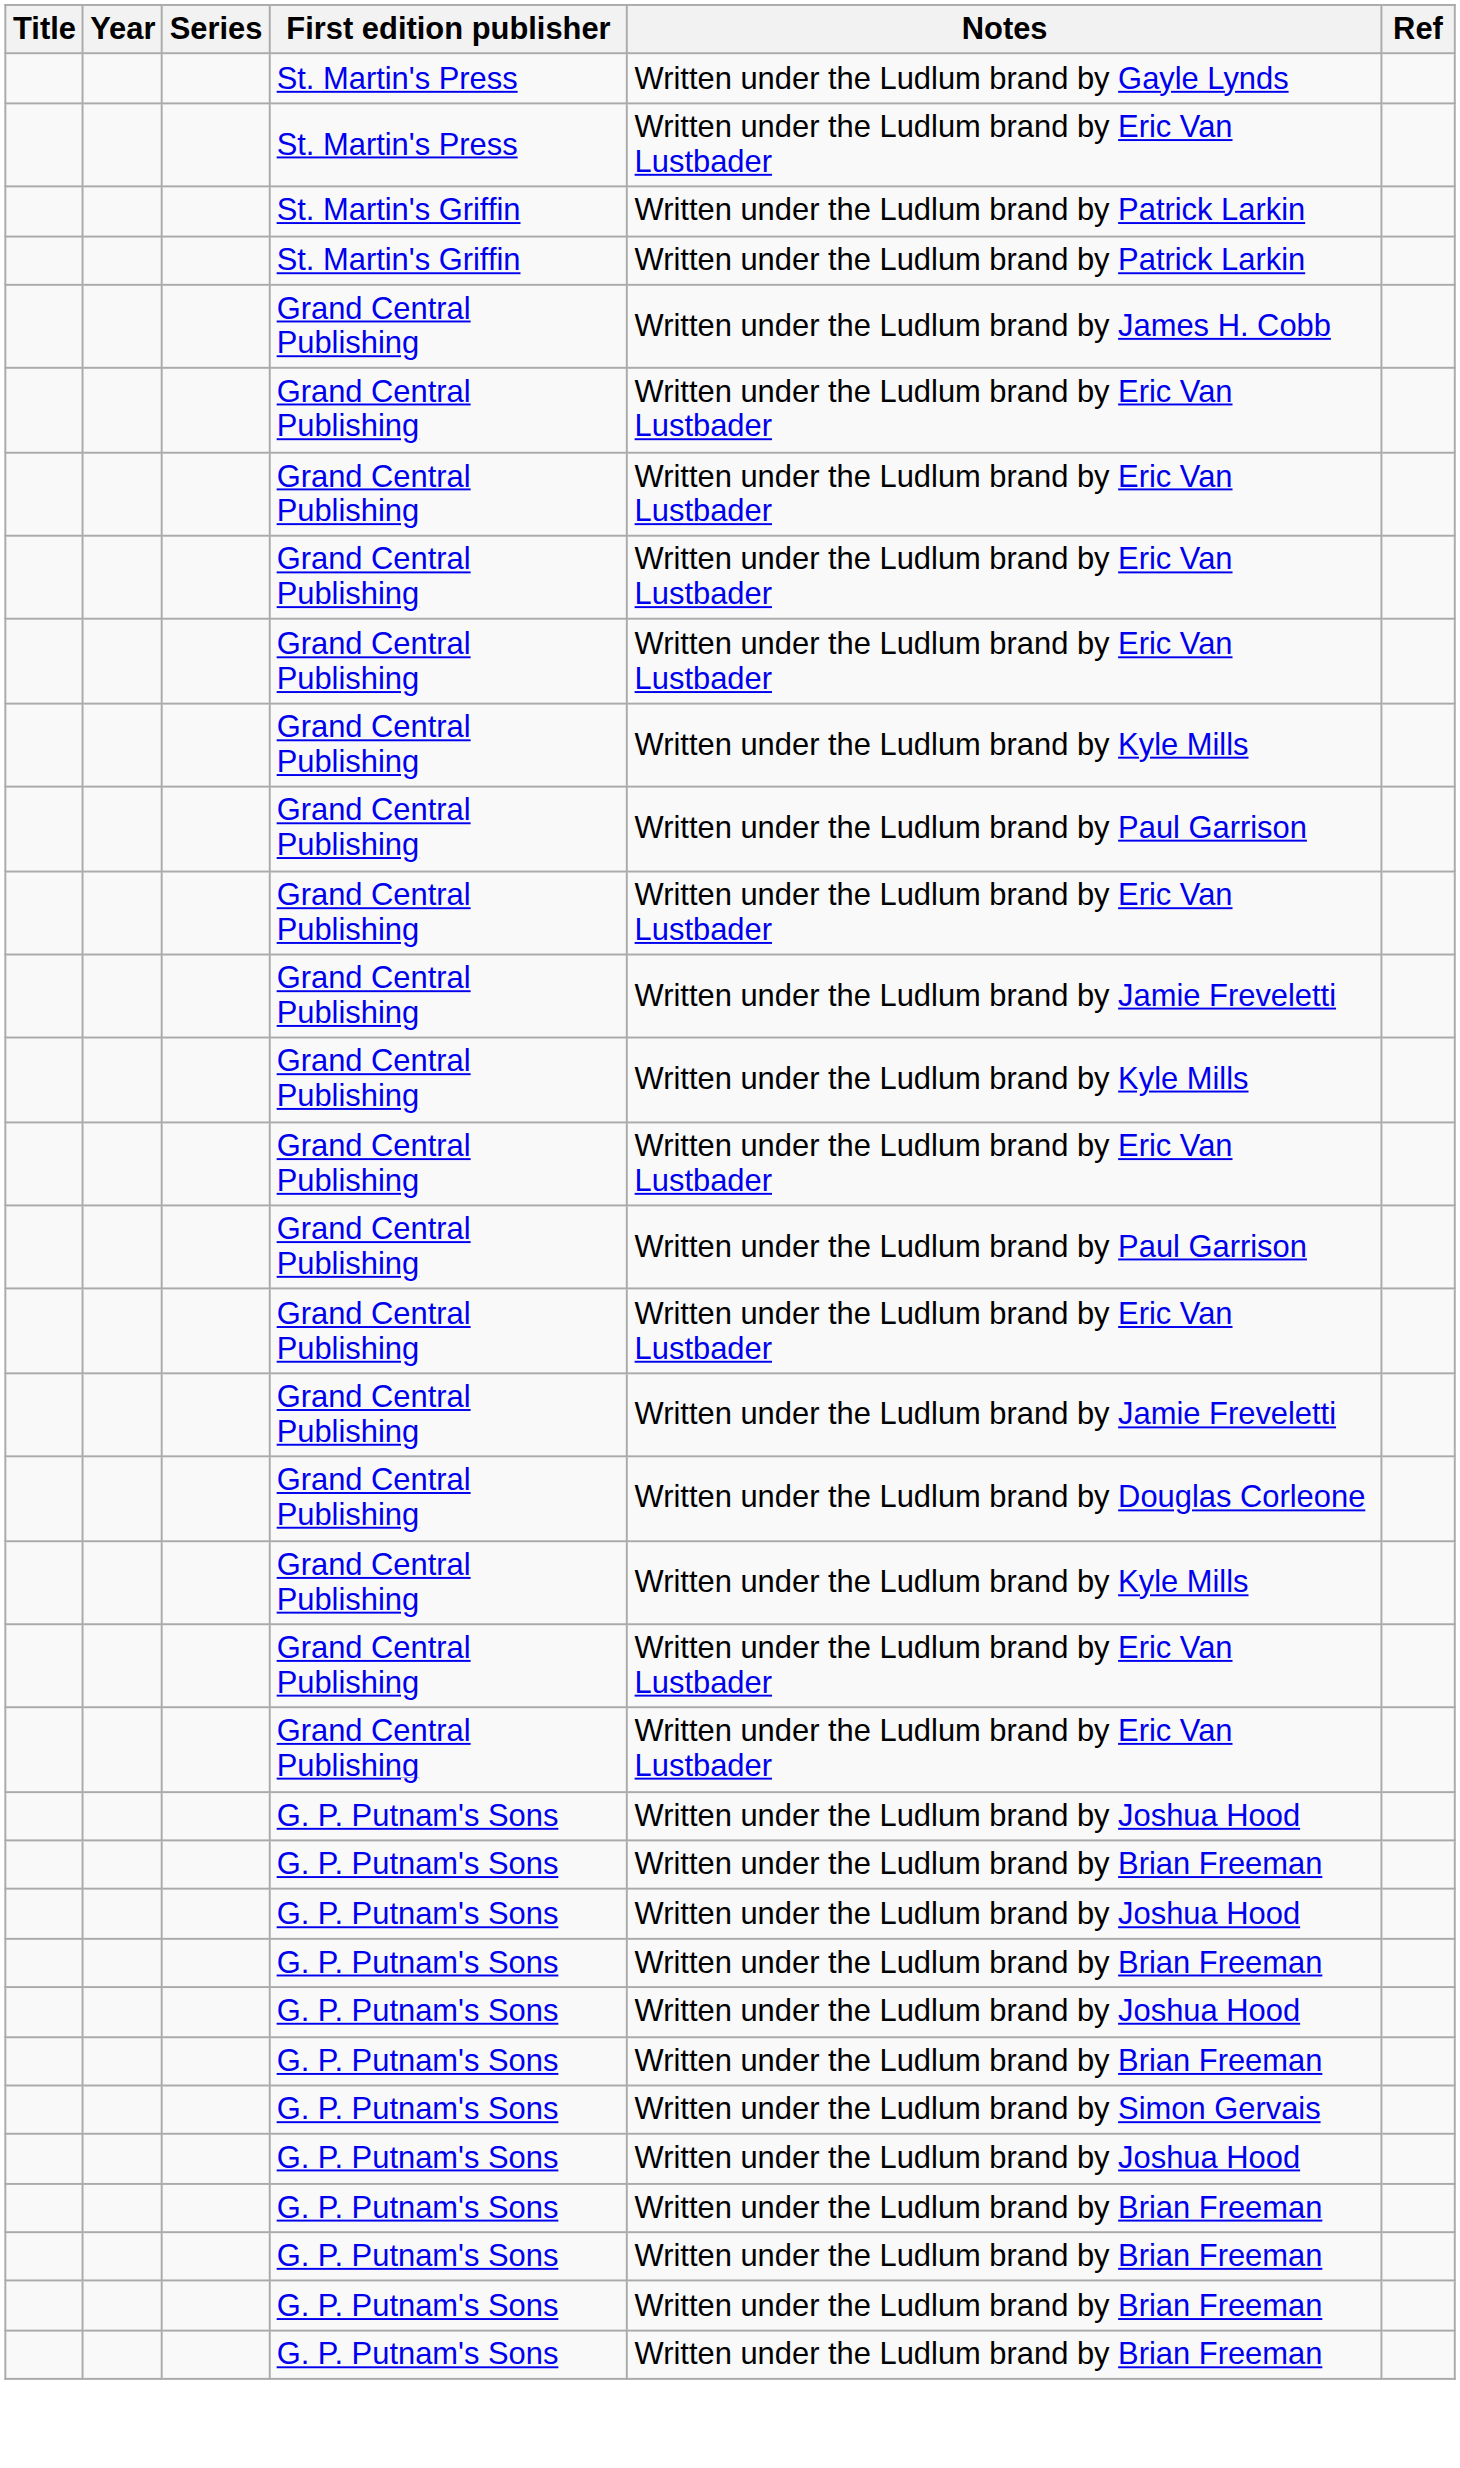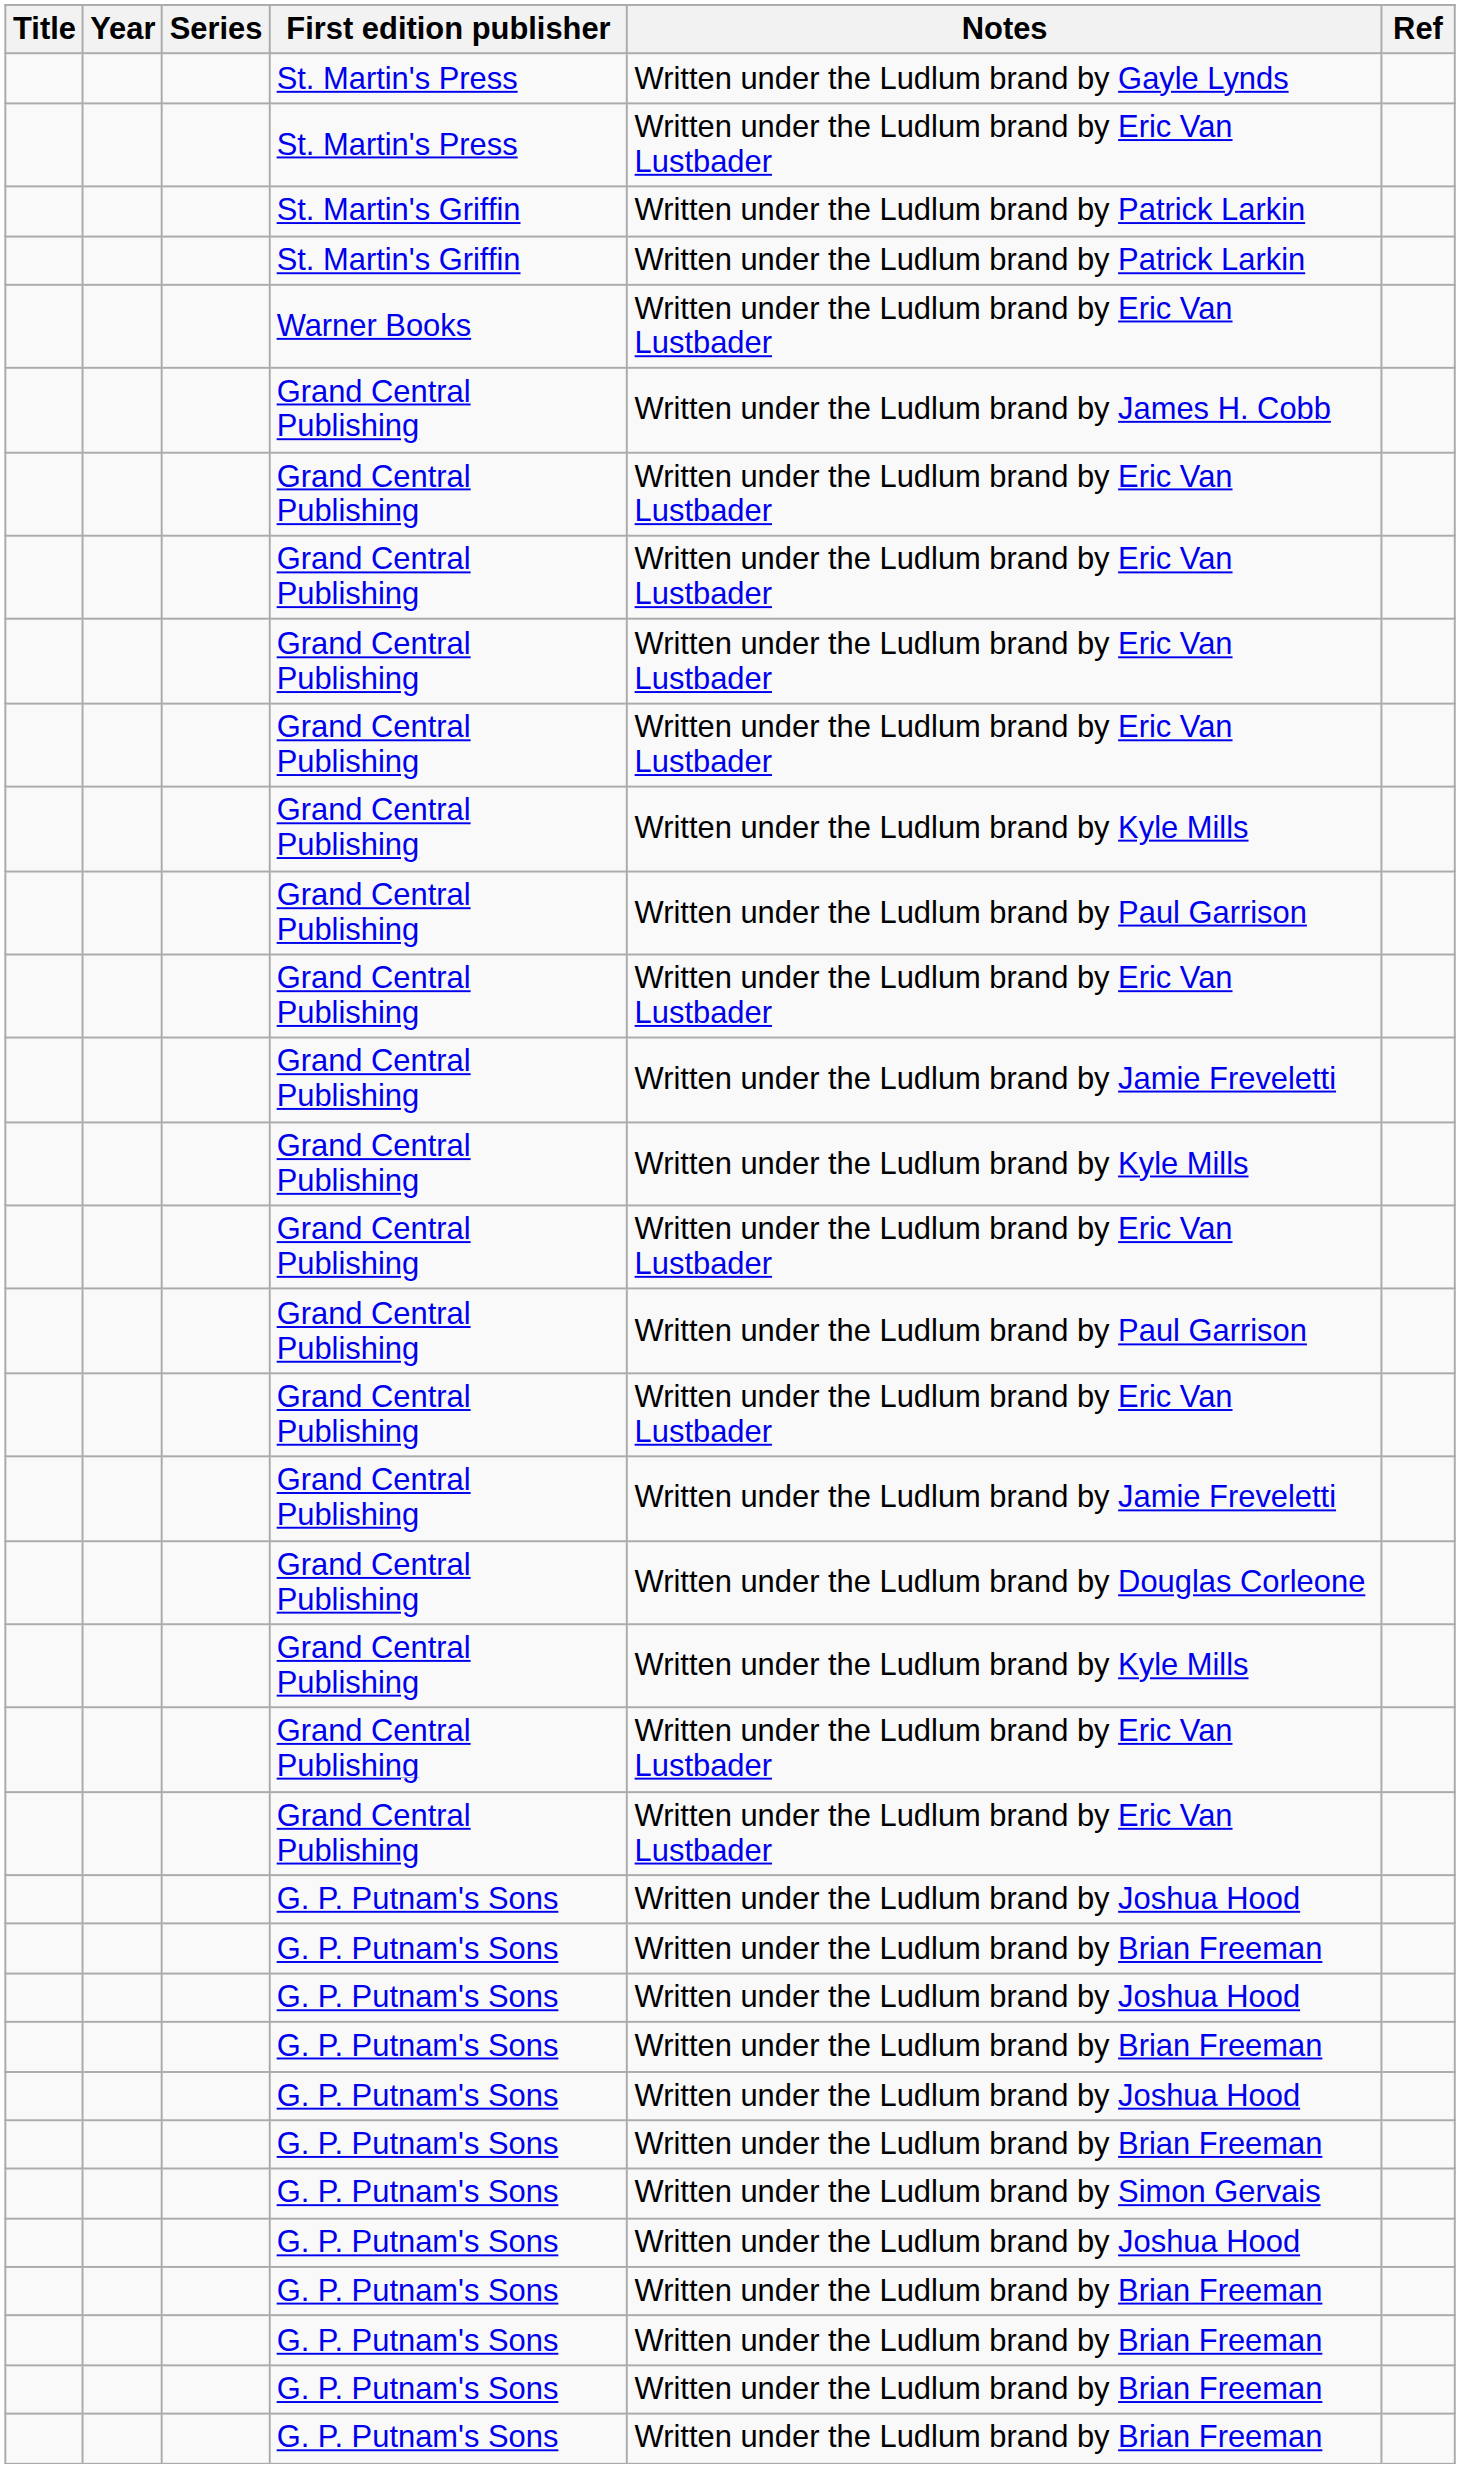+ row: (45, 326)
